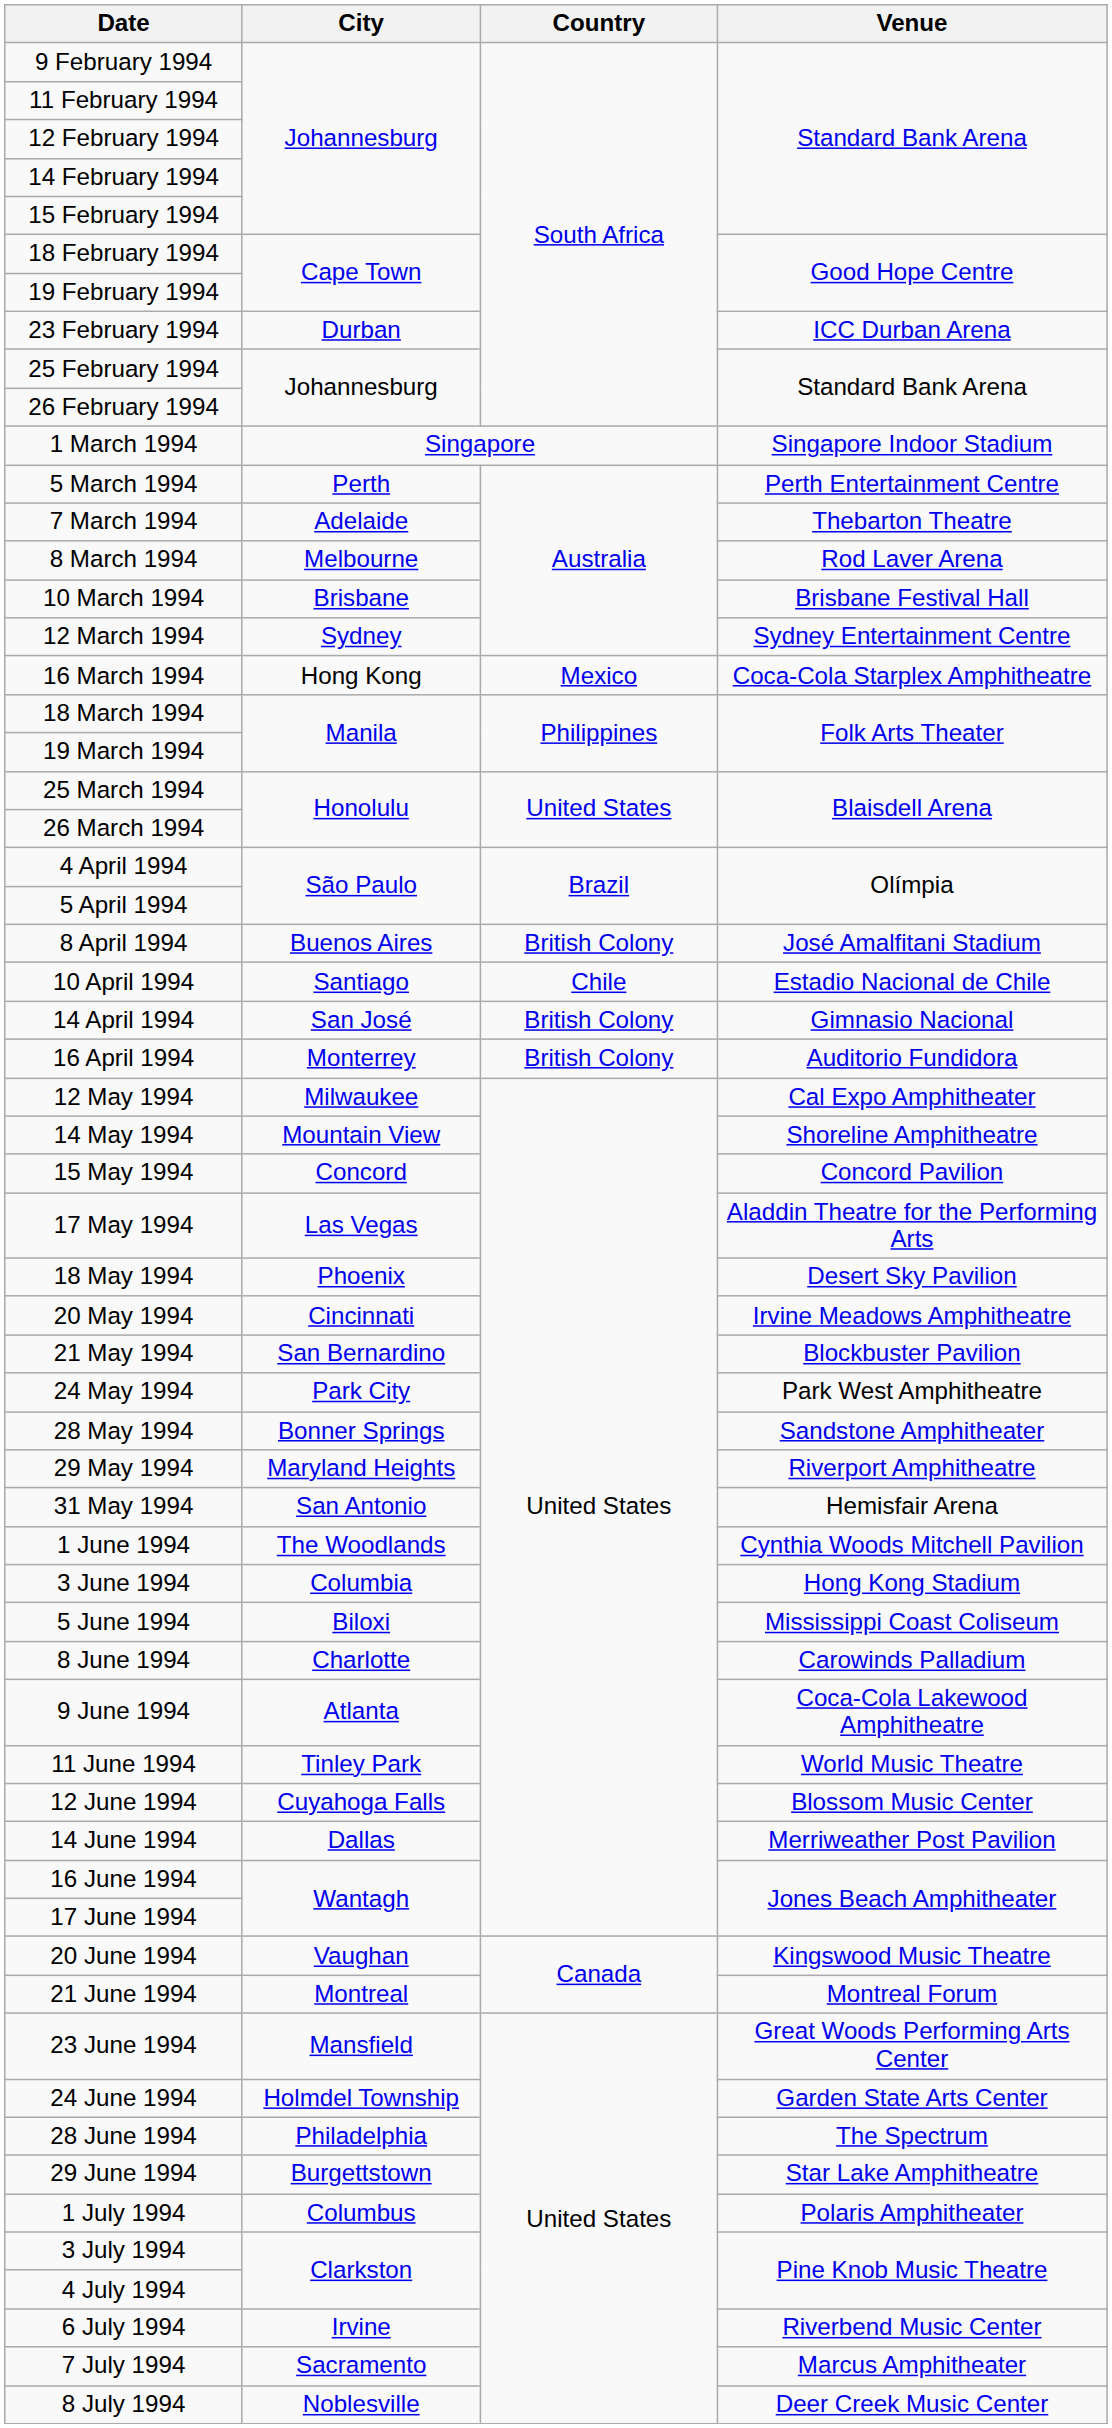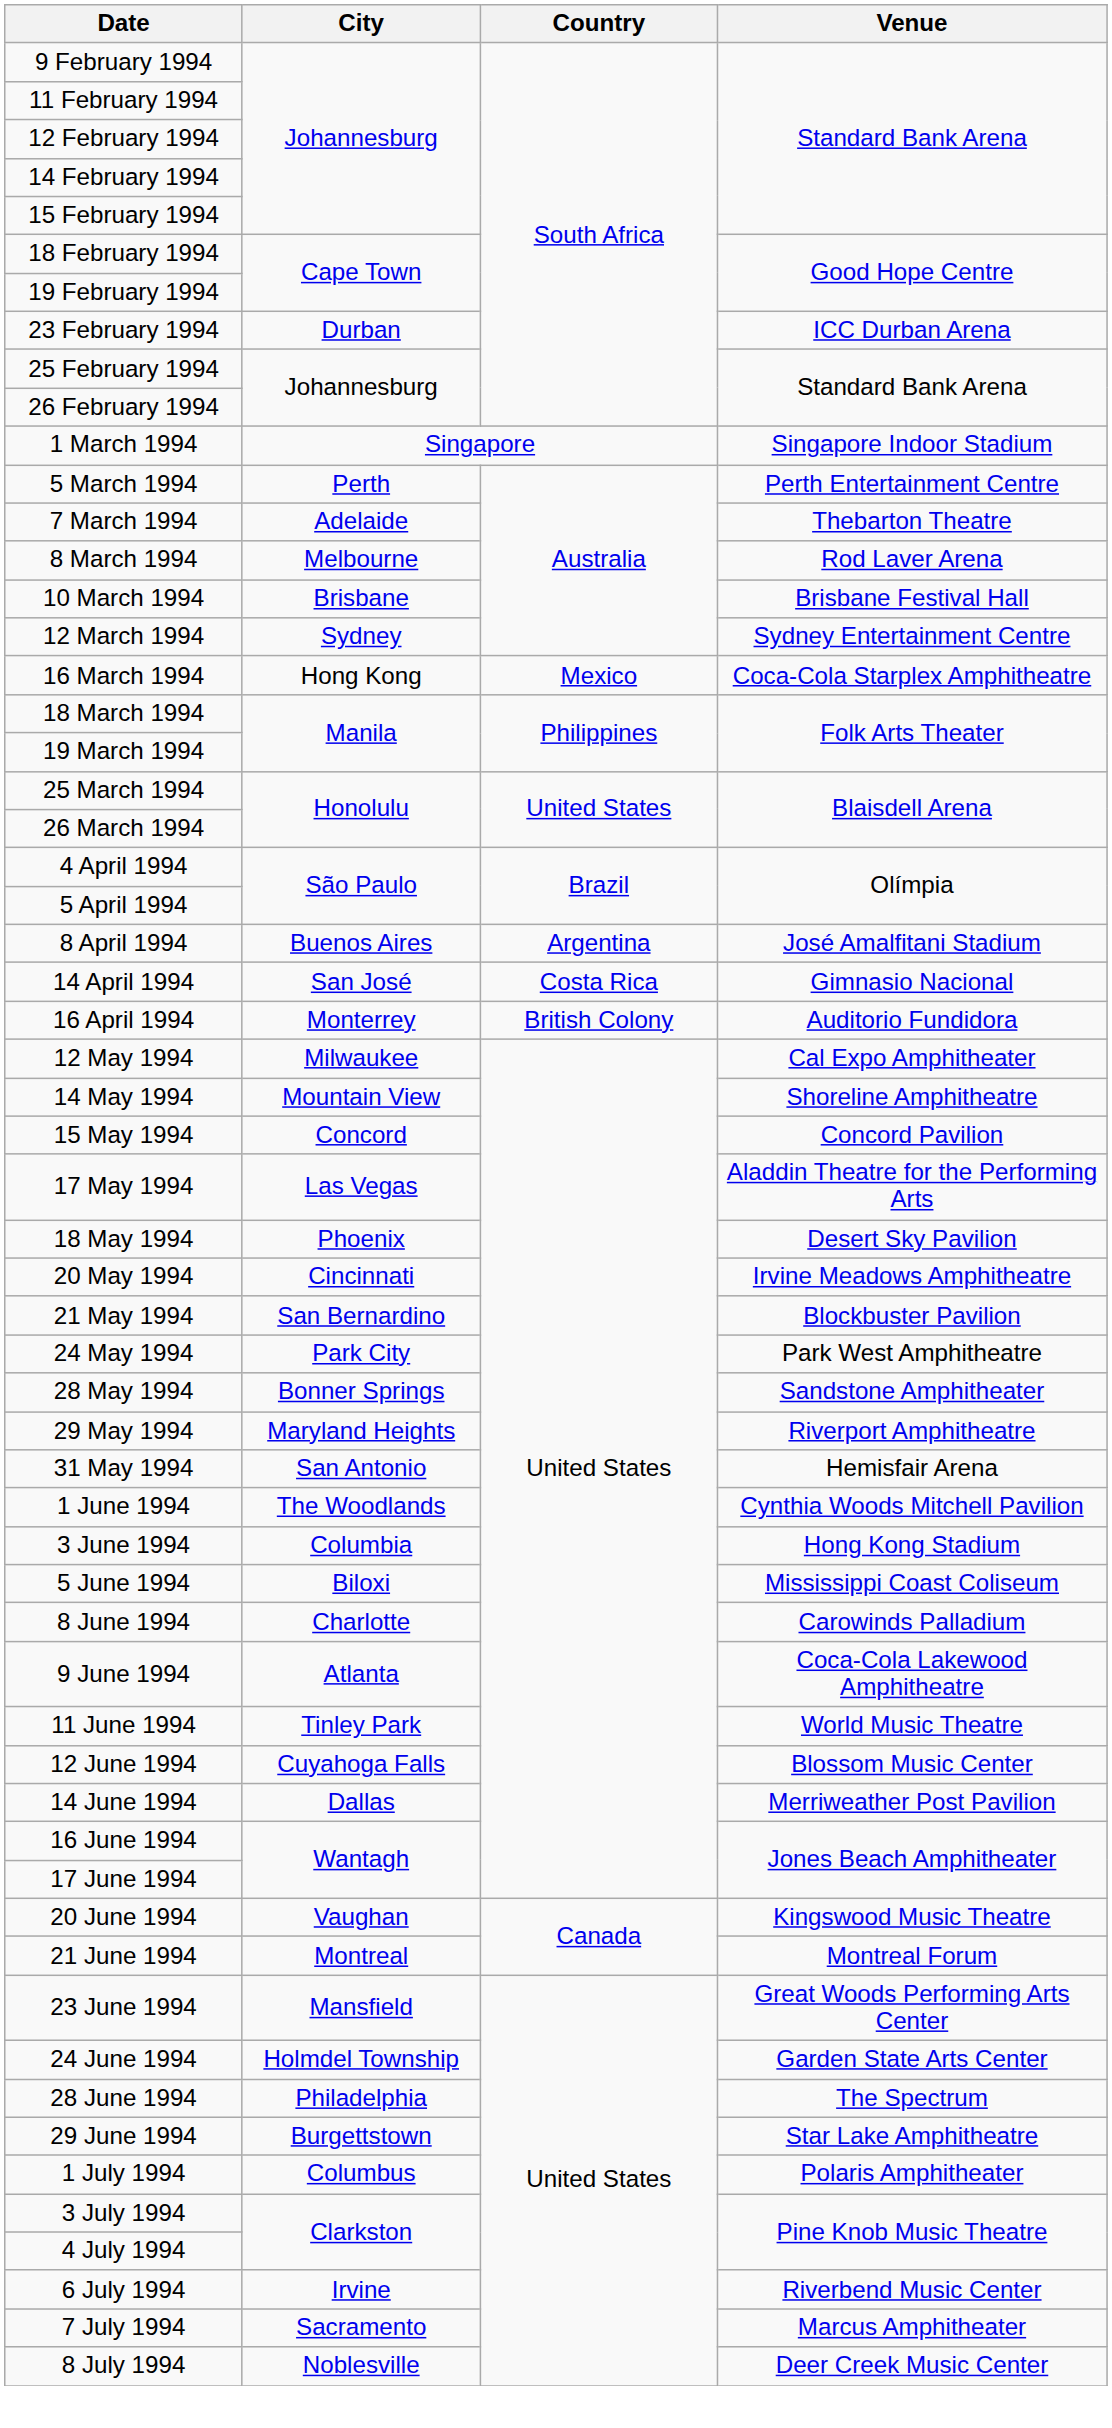(599, 943) British Colony -> (599, 943) Argentina
- row: (124, 981)
(599, 1019) British Colony -> (599, 981) Costa Rica
